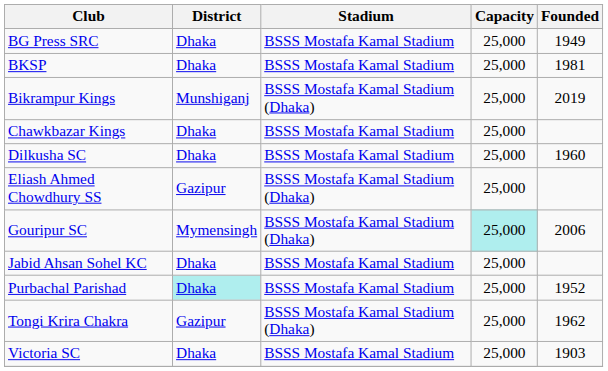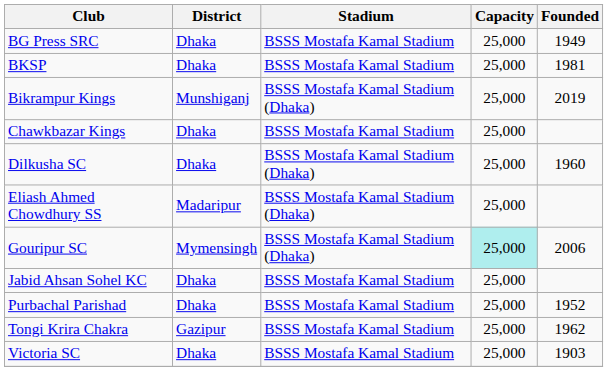(359, 155) BSSS Mostafa Kamal Stadium -> (359, 164) BSSS Mostafa Kamal Stadium (Dhaka)
(201, 188) Gazipur -> (208, 206) Madaripur
(196, 287) paleturquoise background -> (196, 305) no background
(359, 320) BSSS Mostafa Kamal Stadium (Dhaka) -> (359, 329) BSSS Mostafa Kamal Stadium
